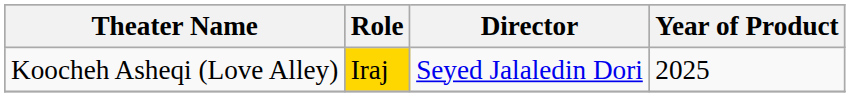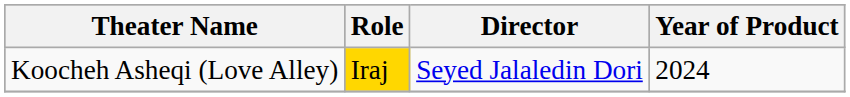(683, 69) 2025 -> (683, 69) 2024
